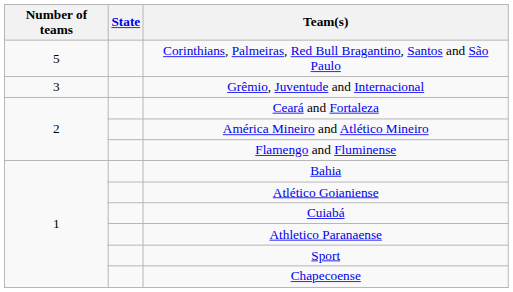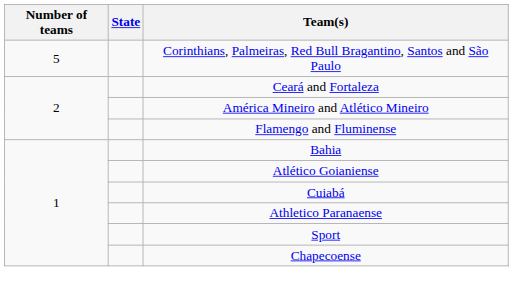- row: (326, 87)
